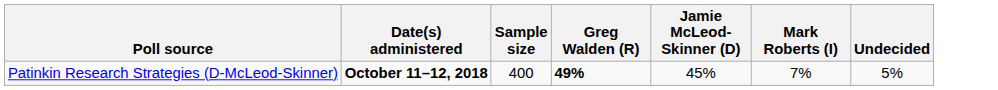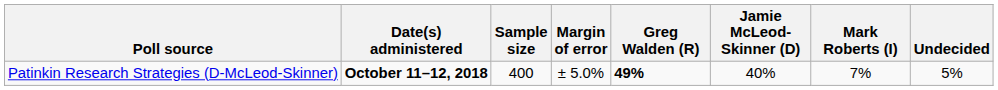+ column: (581, 41)
(701, 73) 45% -> (761, 73) 40%
